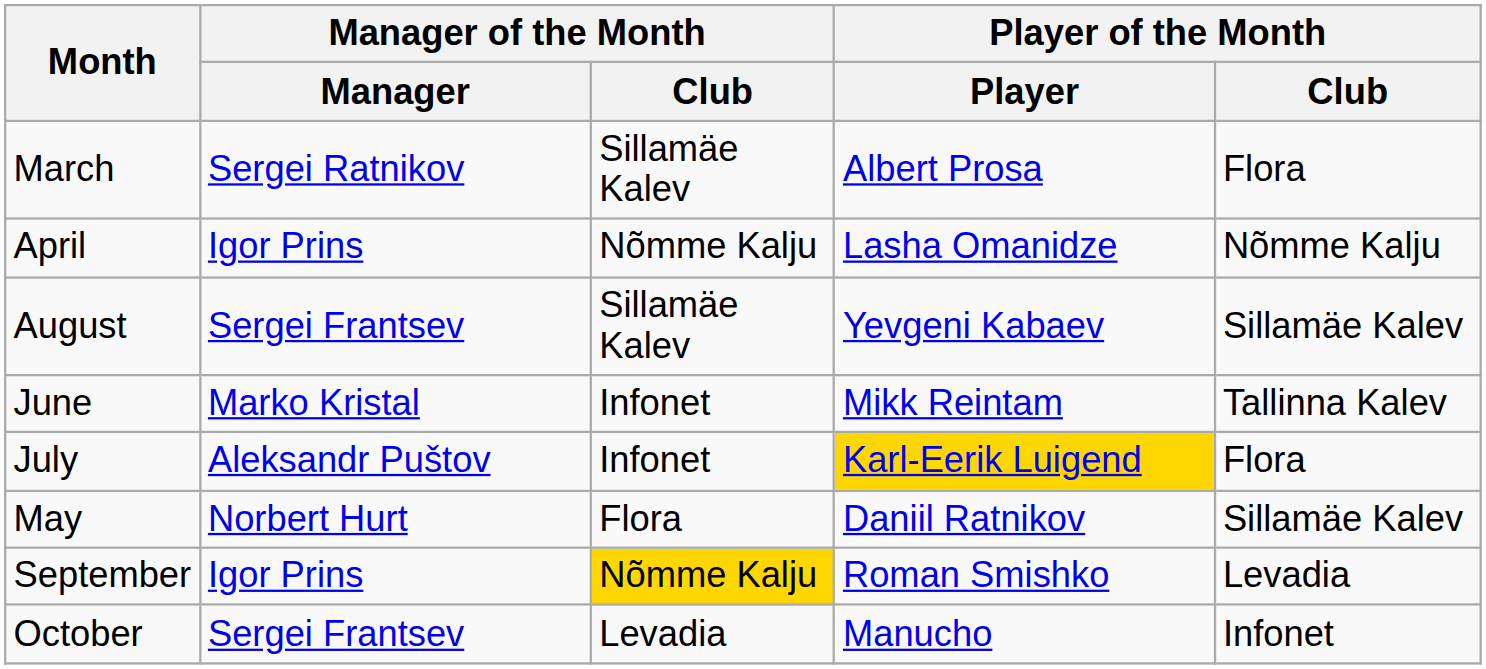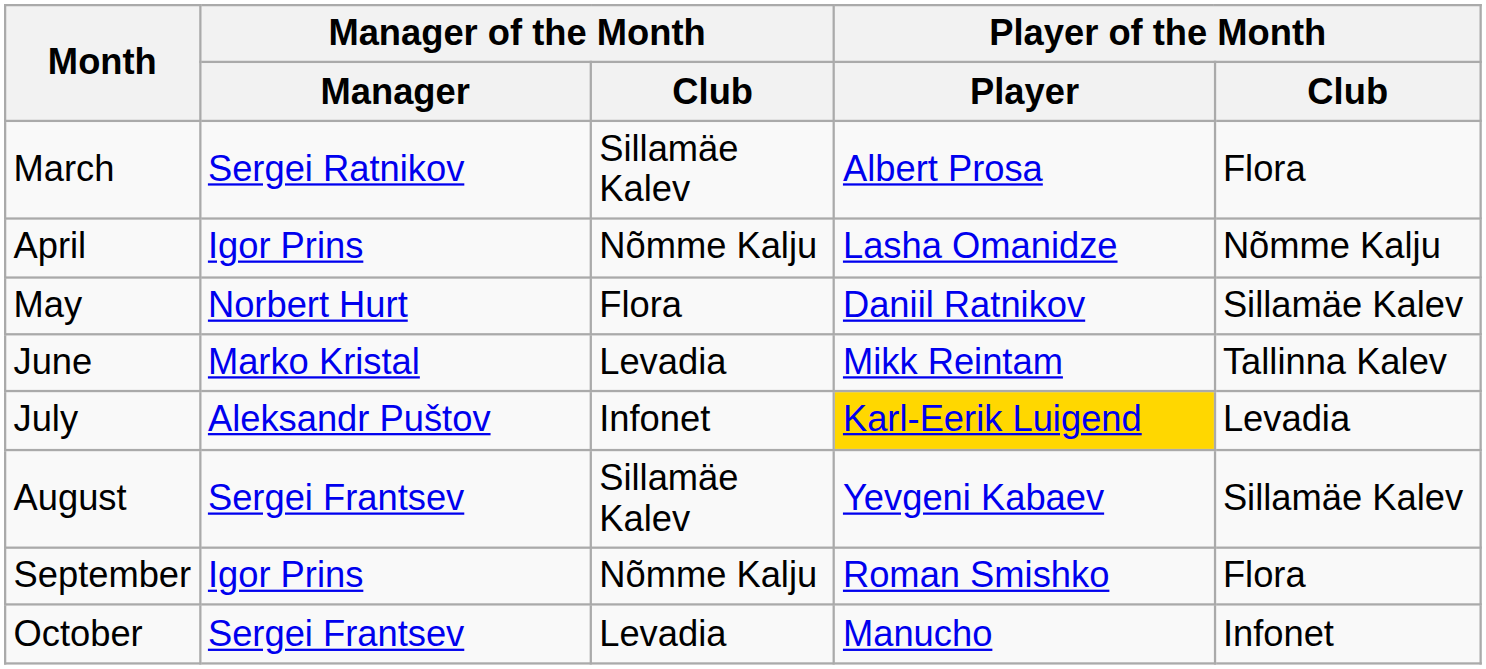rows swapped: (48, 518) <-> (70, 324)
(655, 403) Infonet -> (663, 362) Levadia
(1264, 460) Flora -> (1286, 419) Levadia
(708, 575) gold background -> (708, 575) no background
(1286, 575) Levadia -> (1264, 575) Flora
